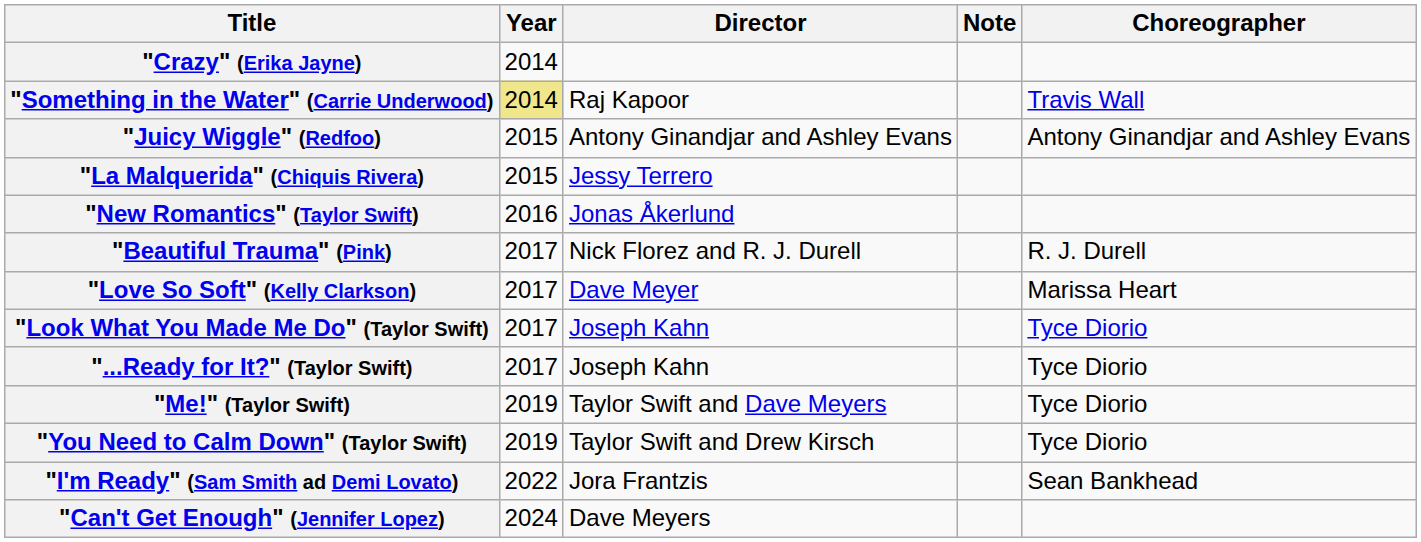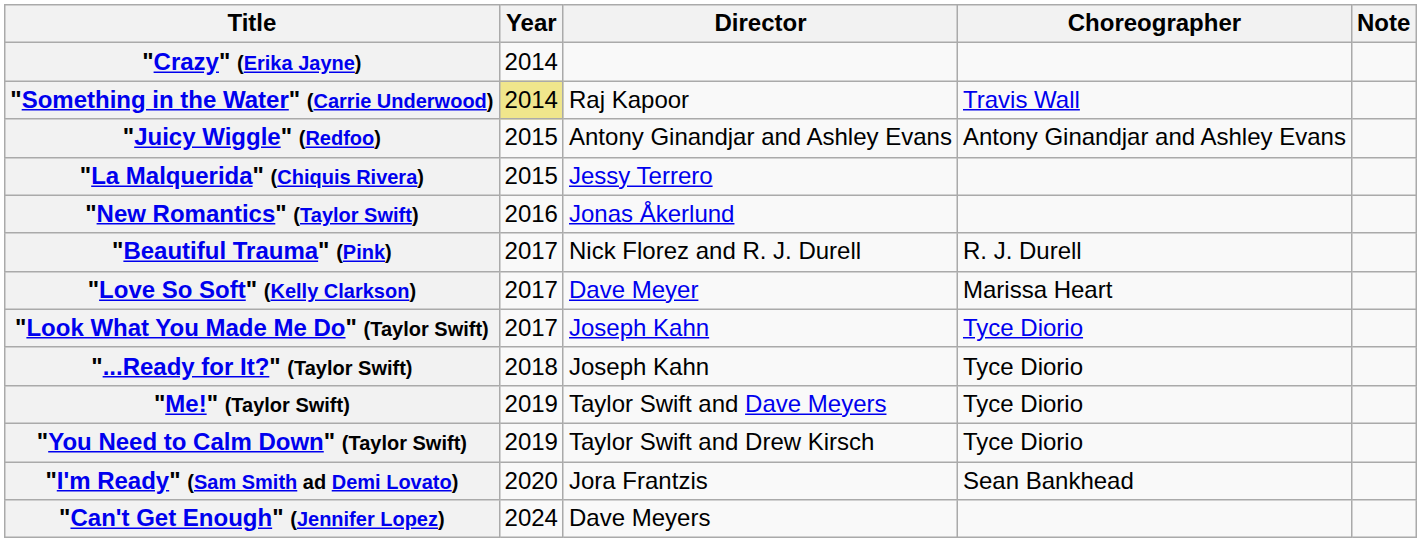columns swapped: (1219, 23) <-> (990, 23)
(531, 366) 2017 -> (531, 366) 2018
(531, 480) 2022 -> (531, 480) 2020
